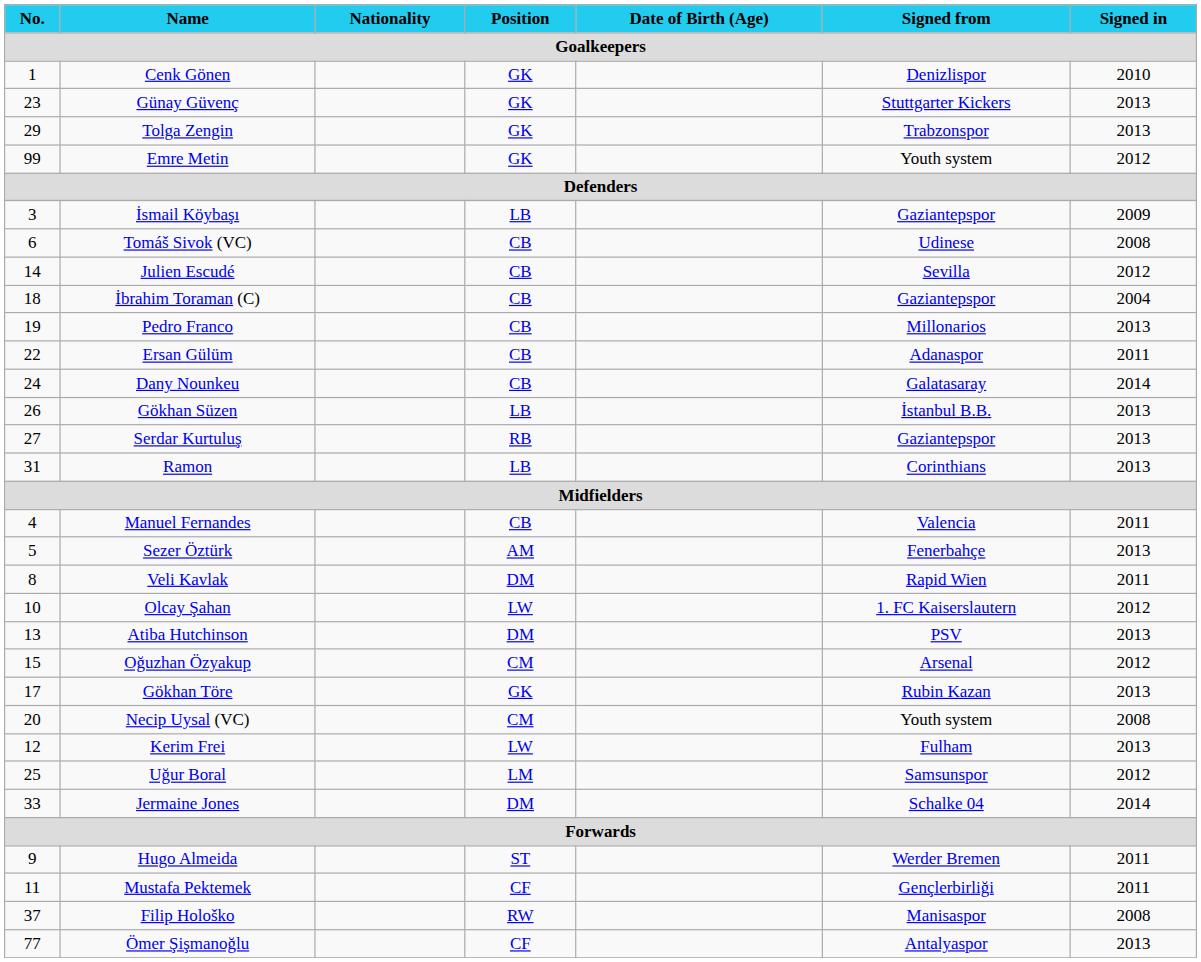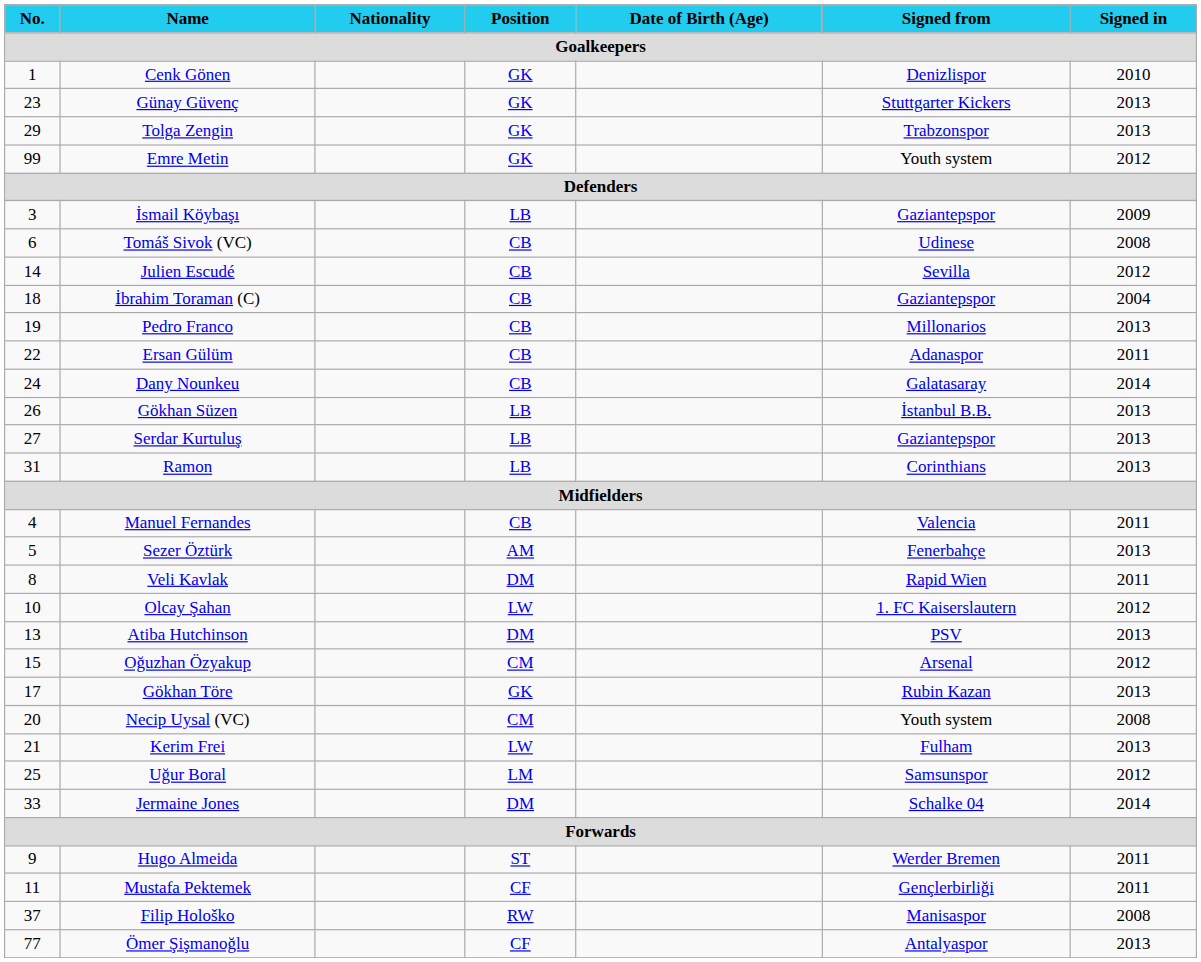(520, 439) RB -> (520, 439) LB
(32, 747) 12 -> (32, 747) 21
